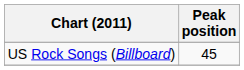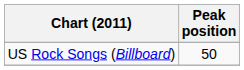(209, 53) 45 -> (209, 53) 50
